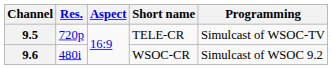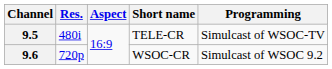(71, 34) 720p -> (70, 34) 480i
(70, 54) 480i -> (71, 54) 720p
